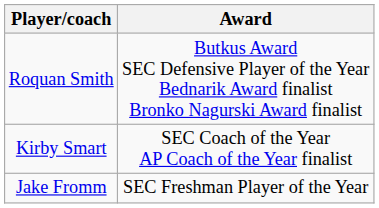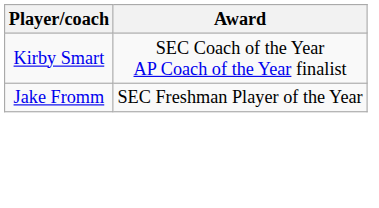- row: (61, 78)
